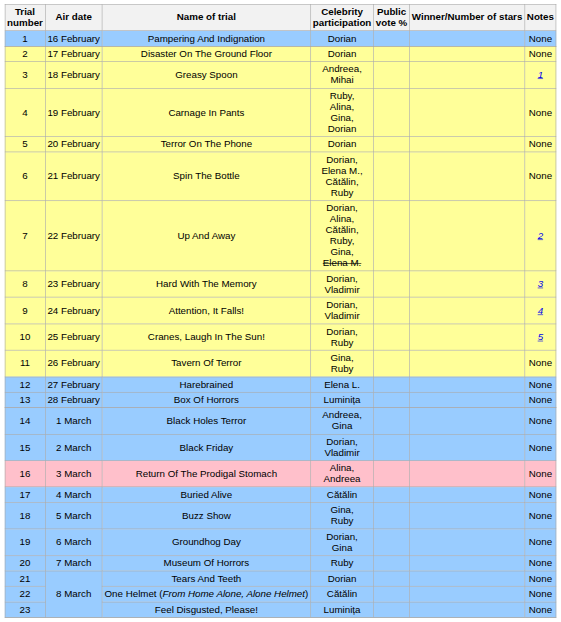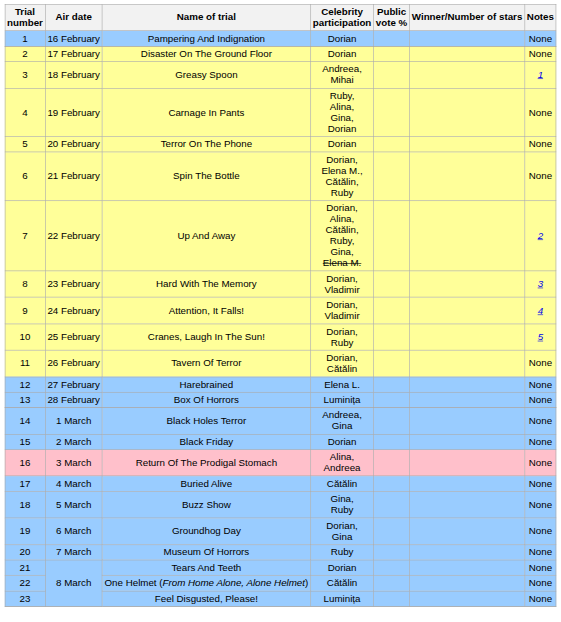(342, 363) Gina, Ruby -> (342, 363) Dorian, Cătălin
(342, 447) Dorian, Vladimir -> (342, 442) Dorian
